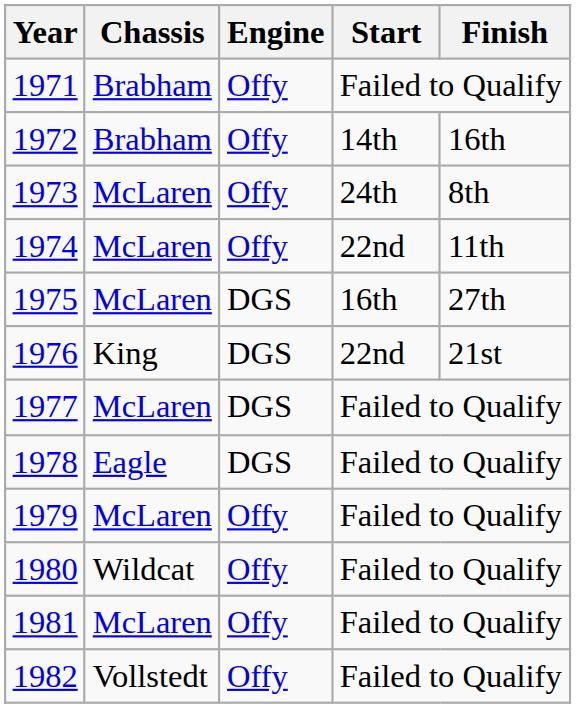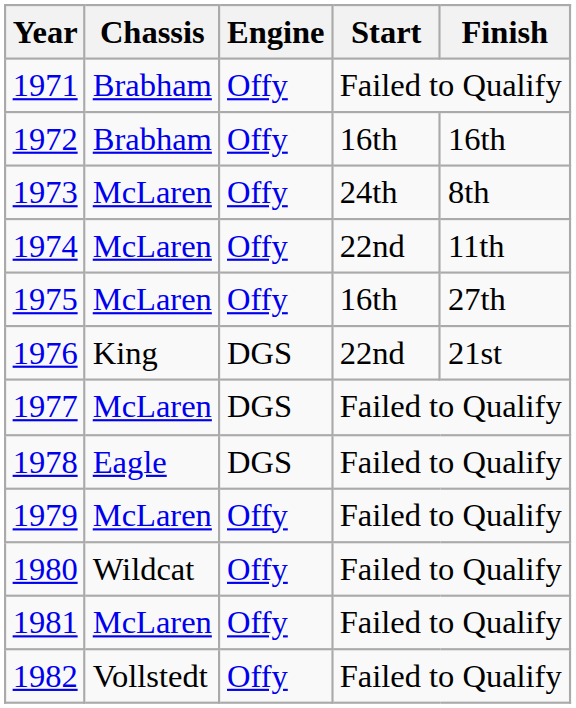(369, 138) 14th -> (369, 138) 16th
(260, 299) DGS -> (257, 299) Offy
